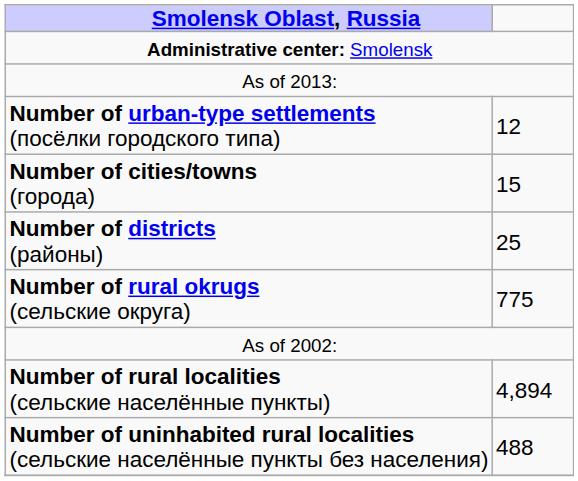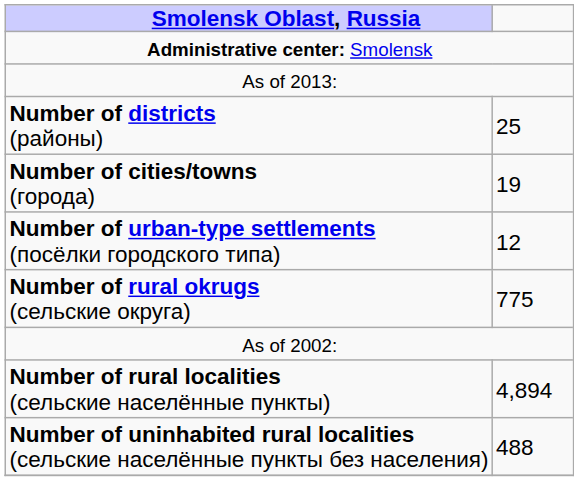rows swapped: (113, 241) <-> (193, 125)
(508, 183) 15 -> (508, 183) 19
